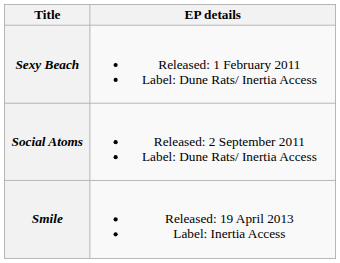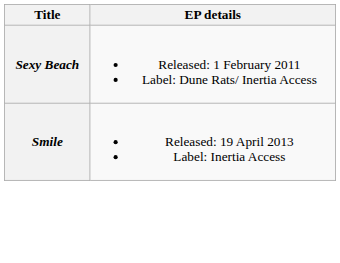- row: (47, 141)
